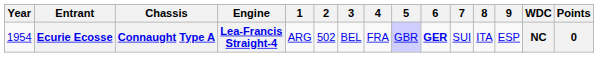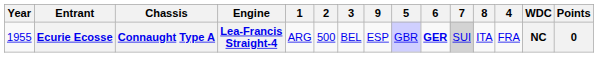columns swapped: (378, 14) <-> (509, 14)
(19, 37) 1954 -> (19, 37) 1955
(326, 37) 502 -> (326, 37) 500
(462, 37) no background -> (462, 37) lightgrey background
